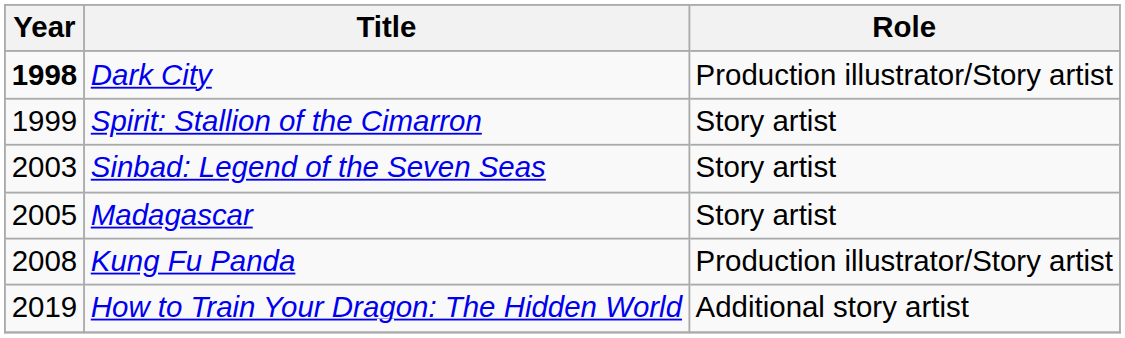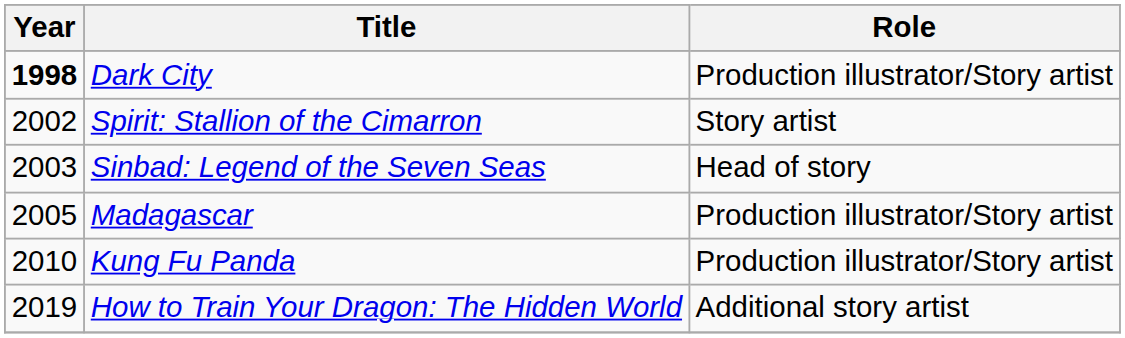(44, 121) 1999 -> (44, 121) 2002
(766, 167) Story artist -> (783, 167) Head of story
(766, 214) Story artist -> (904, 214) Production illustrator/Story artist
(44, 261) 2008 -> (44, 261) 2010
